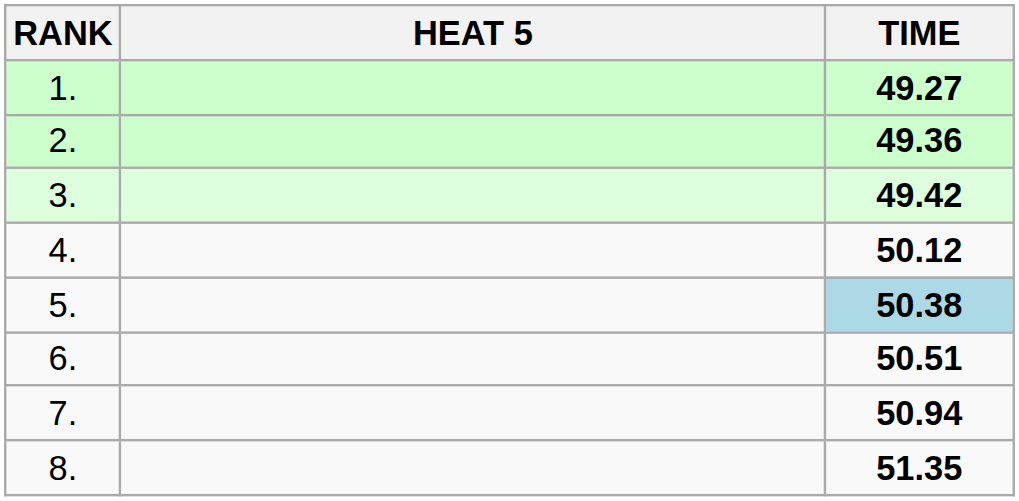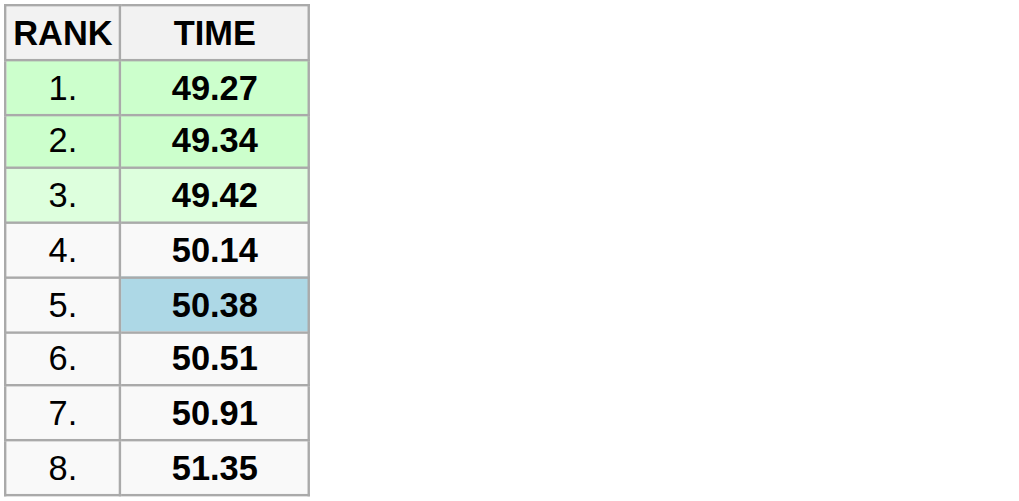- column: (473, 33)
(919, 142) 49.36 -> (215, 142) 49.34
(919, 250) 50.12 -> (215, 250) 50.14
(919, 413) 50.94 -> (215, 413) 50.91
